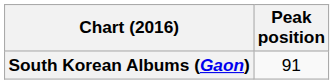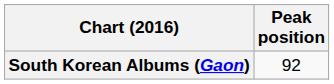(291, 65) 91 -> (291, 65) 92
